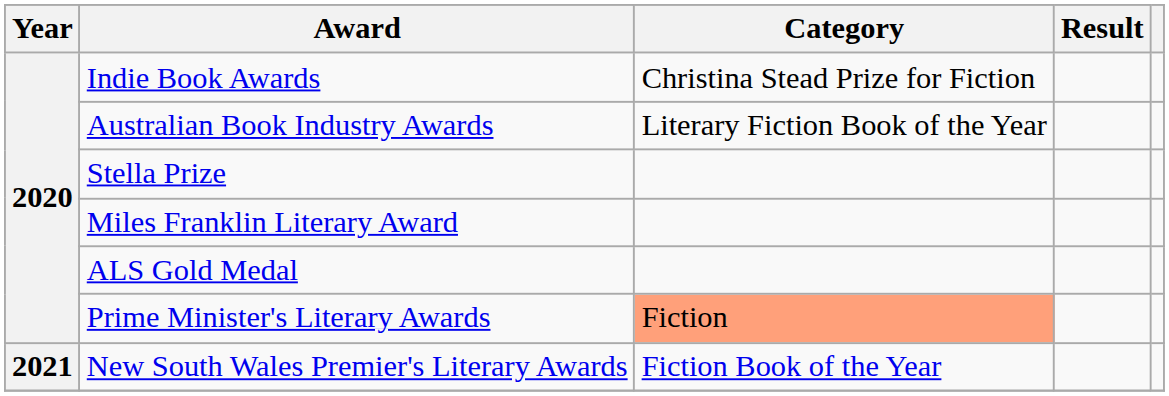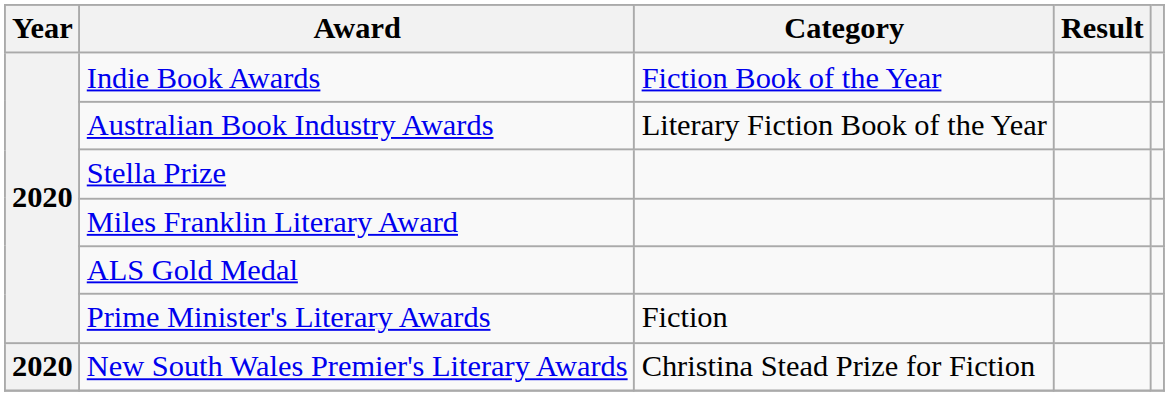(838, 76) Christina Stead Prize for Fiction -> (792, 76) Fiction Book of the Year
(685, 317) lightsalmon background -> (685, 317) no background
(42, 366) 2021 -> (42, 366) 2020
(792, 366) Fiction Book of the Year -> (838, 366) Christina Stead Prize for Fiction
